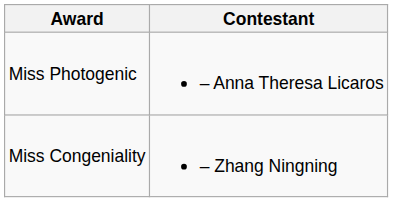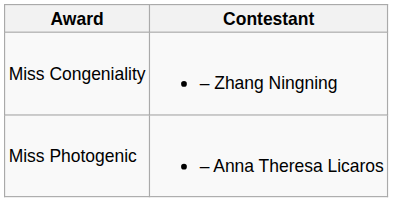rows swapped: (77, 156) <-> (73, 74)
